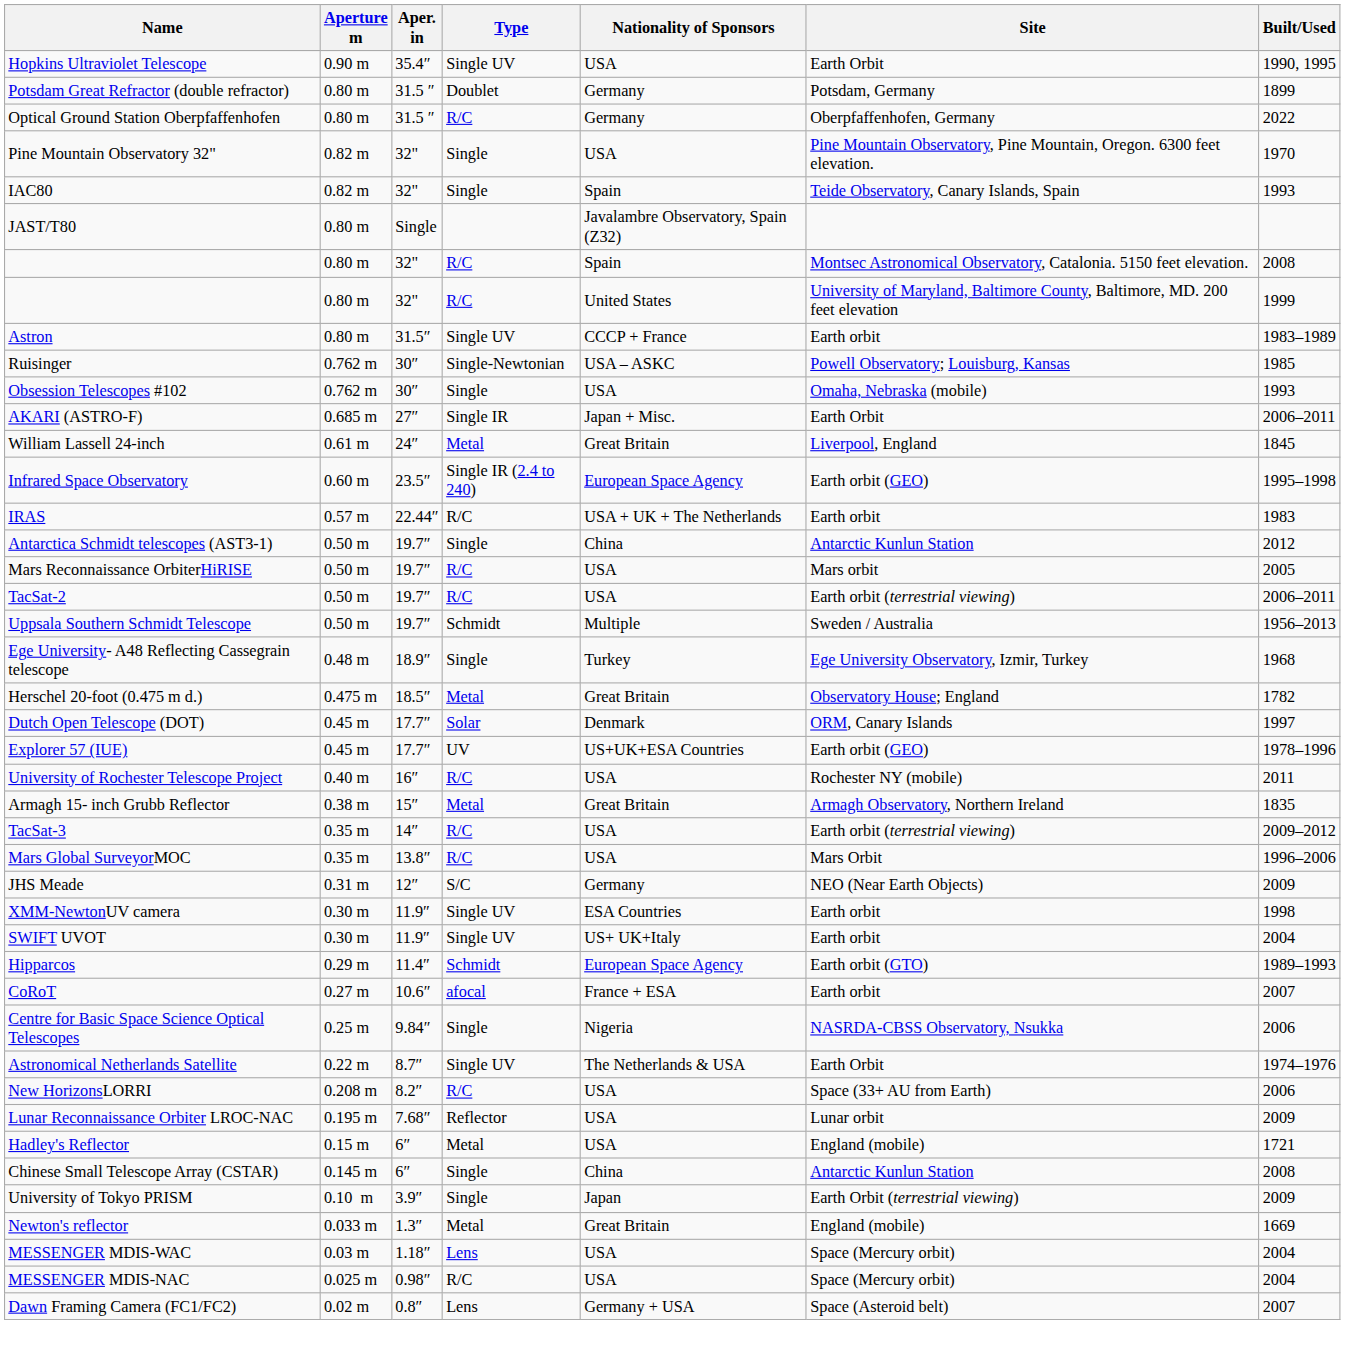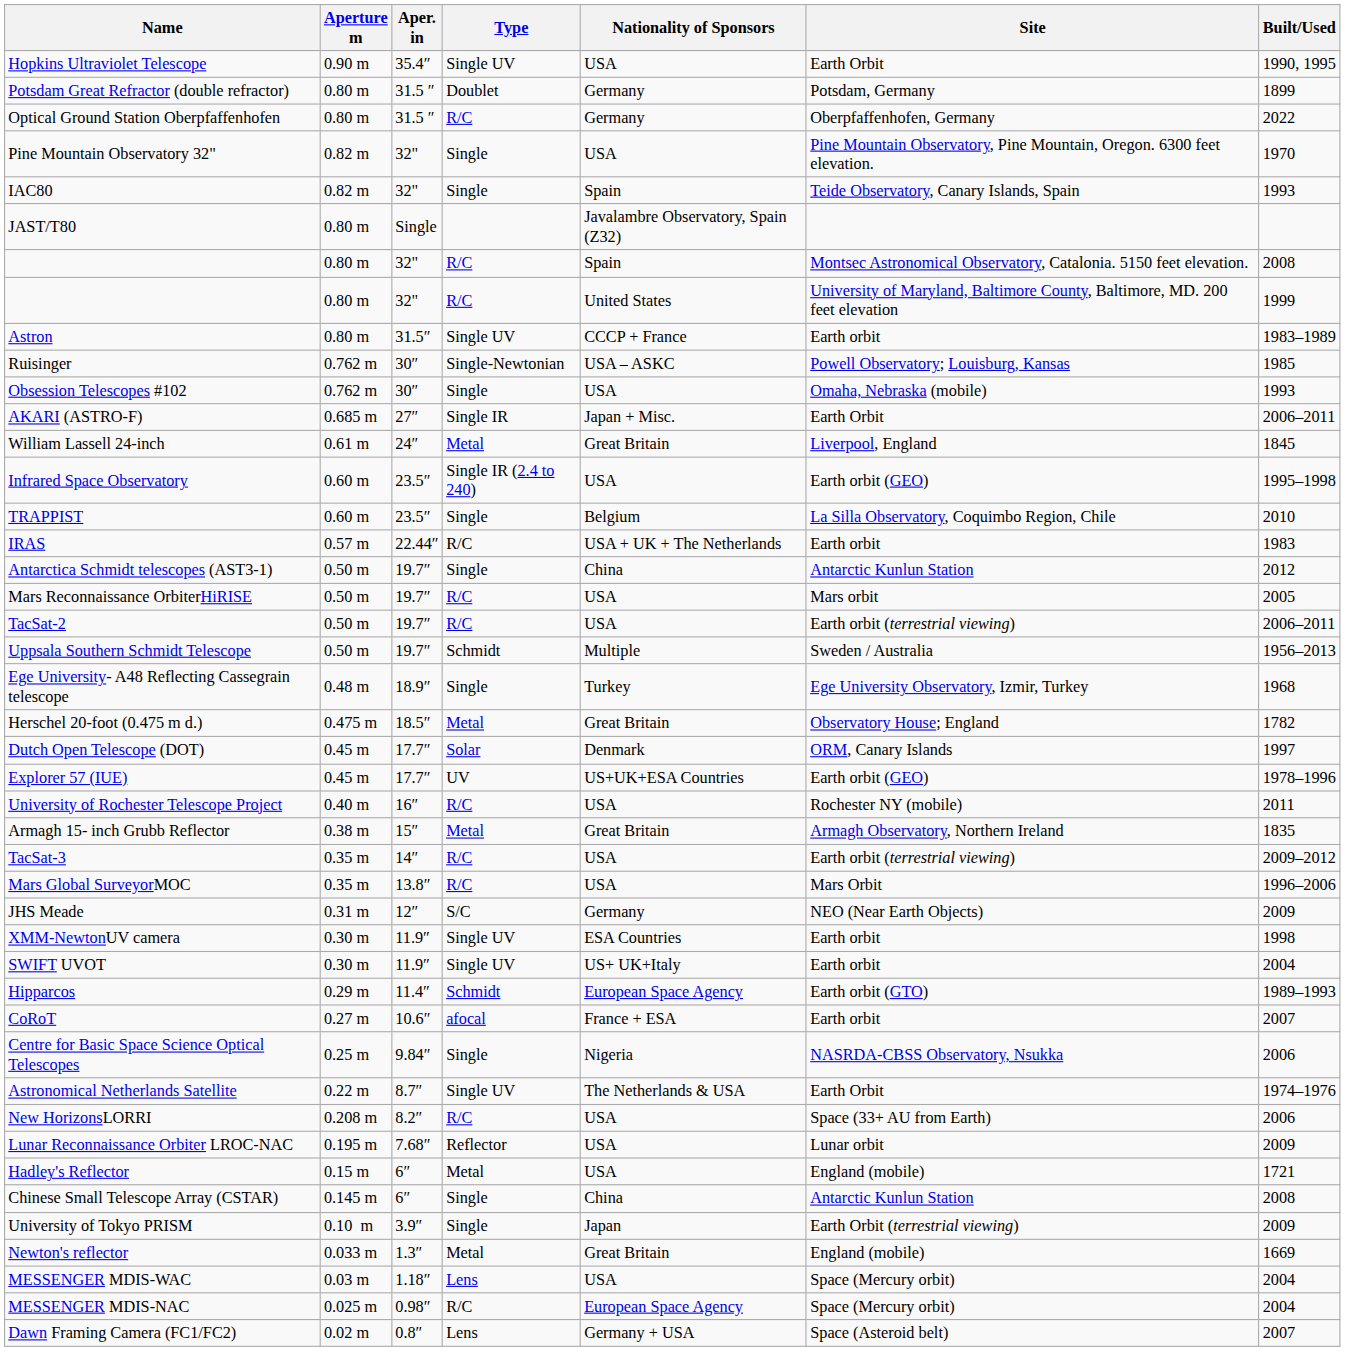(664, 480) European Space Agency -> (600, 480) USA
+ row: (46, 516)
(600, 1279) USA -> (664, 1306) European Space Agency
